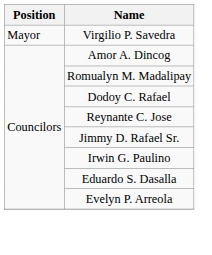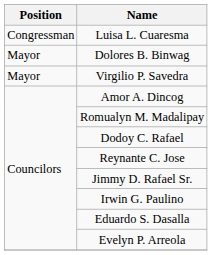+ row: (142, 35)
+ row: (142, 55)
